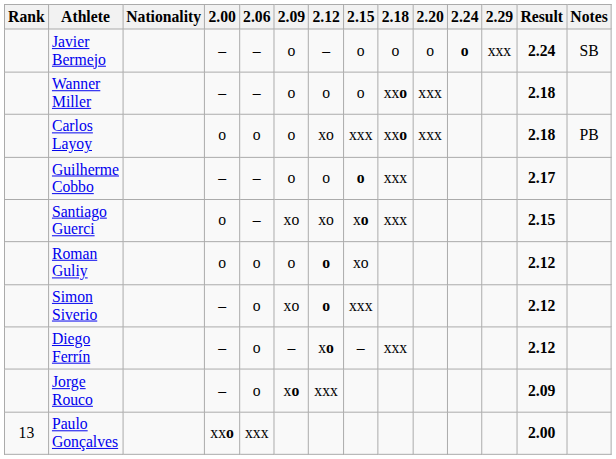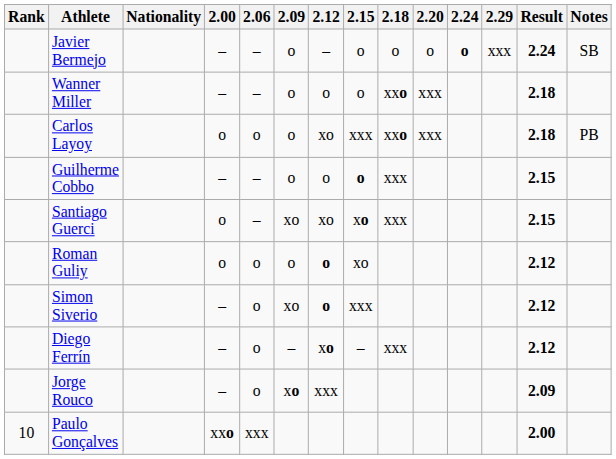(542, 178) 2.17 -> (542, 178) 2.15
(26, 433) 13 -> (26, 433) 10
